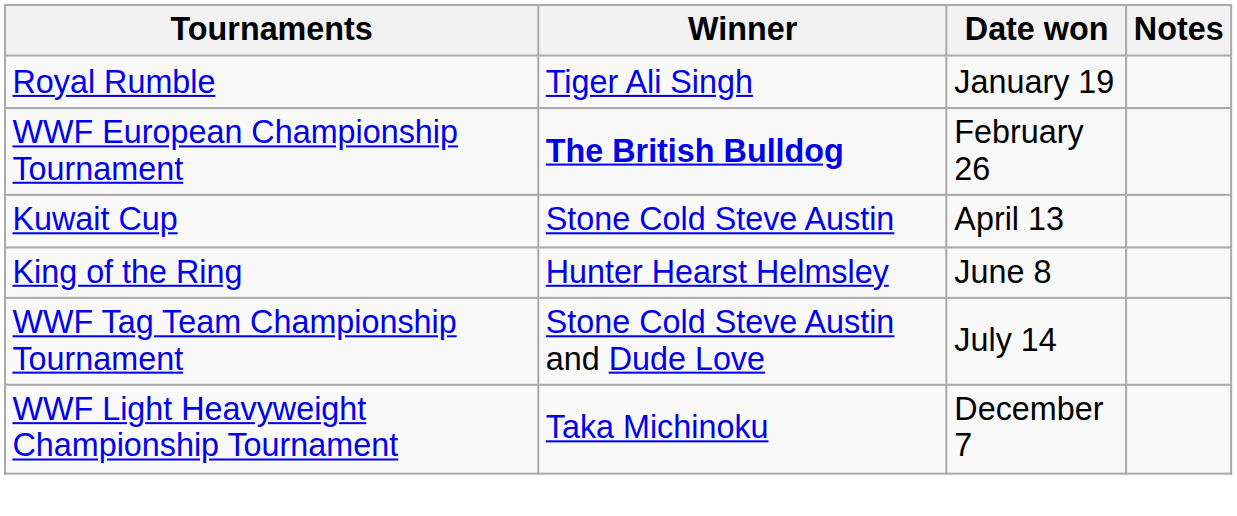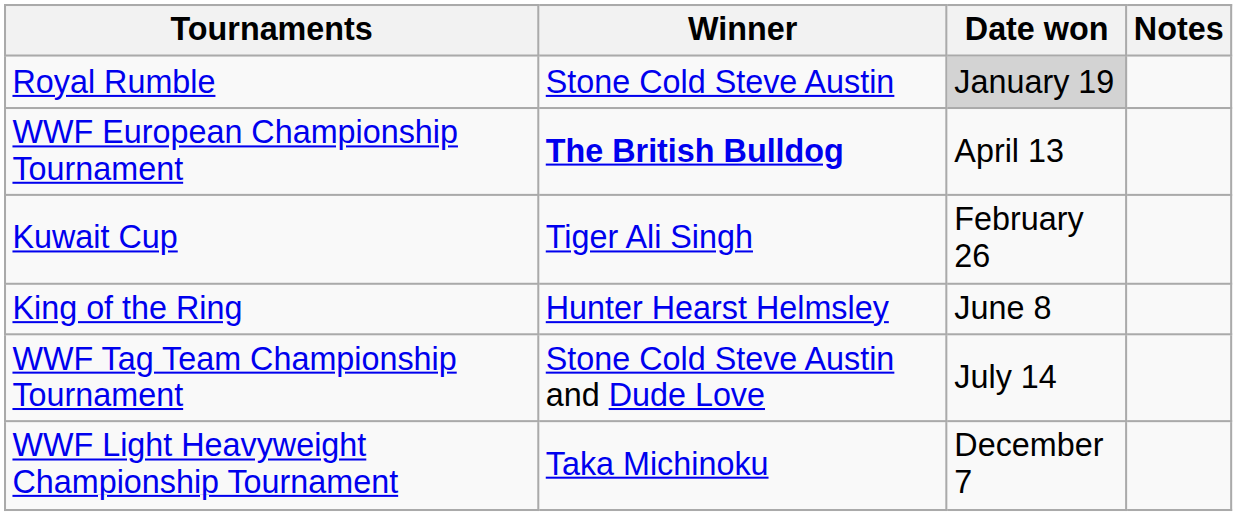(649, 81) Tiger Ali Singh -> (720, 81) Stone Cold Steve Austin
(1034, 81) no background -> (1034, 81) lightgrey background
(1019, 150) February 26 -> (1009, 150) April 13
(720, 220) Stone Cold Steve Austin -> (649, 238) Tiger Ali Singh
(1009, 220) April 13 -> (1019, 238) February 26
